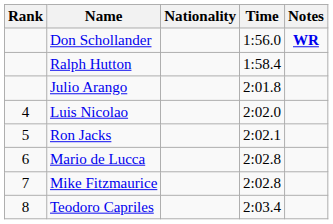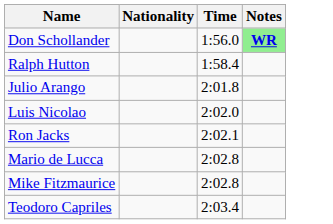- column: (25, 16)
(306, 40) no background -> (264, 40) lightgreen background
